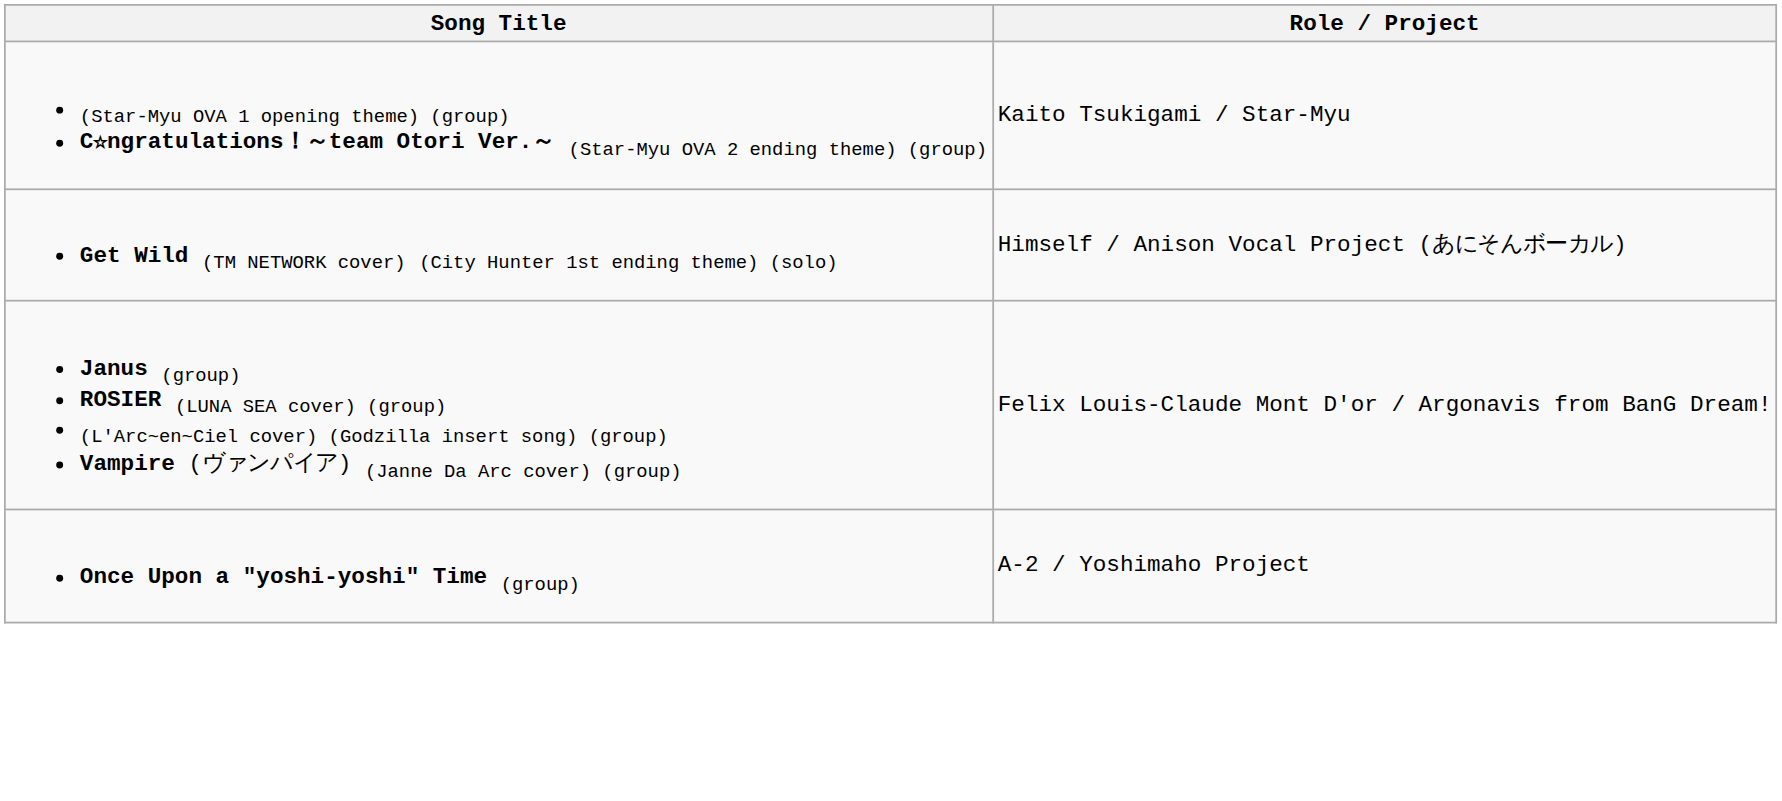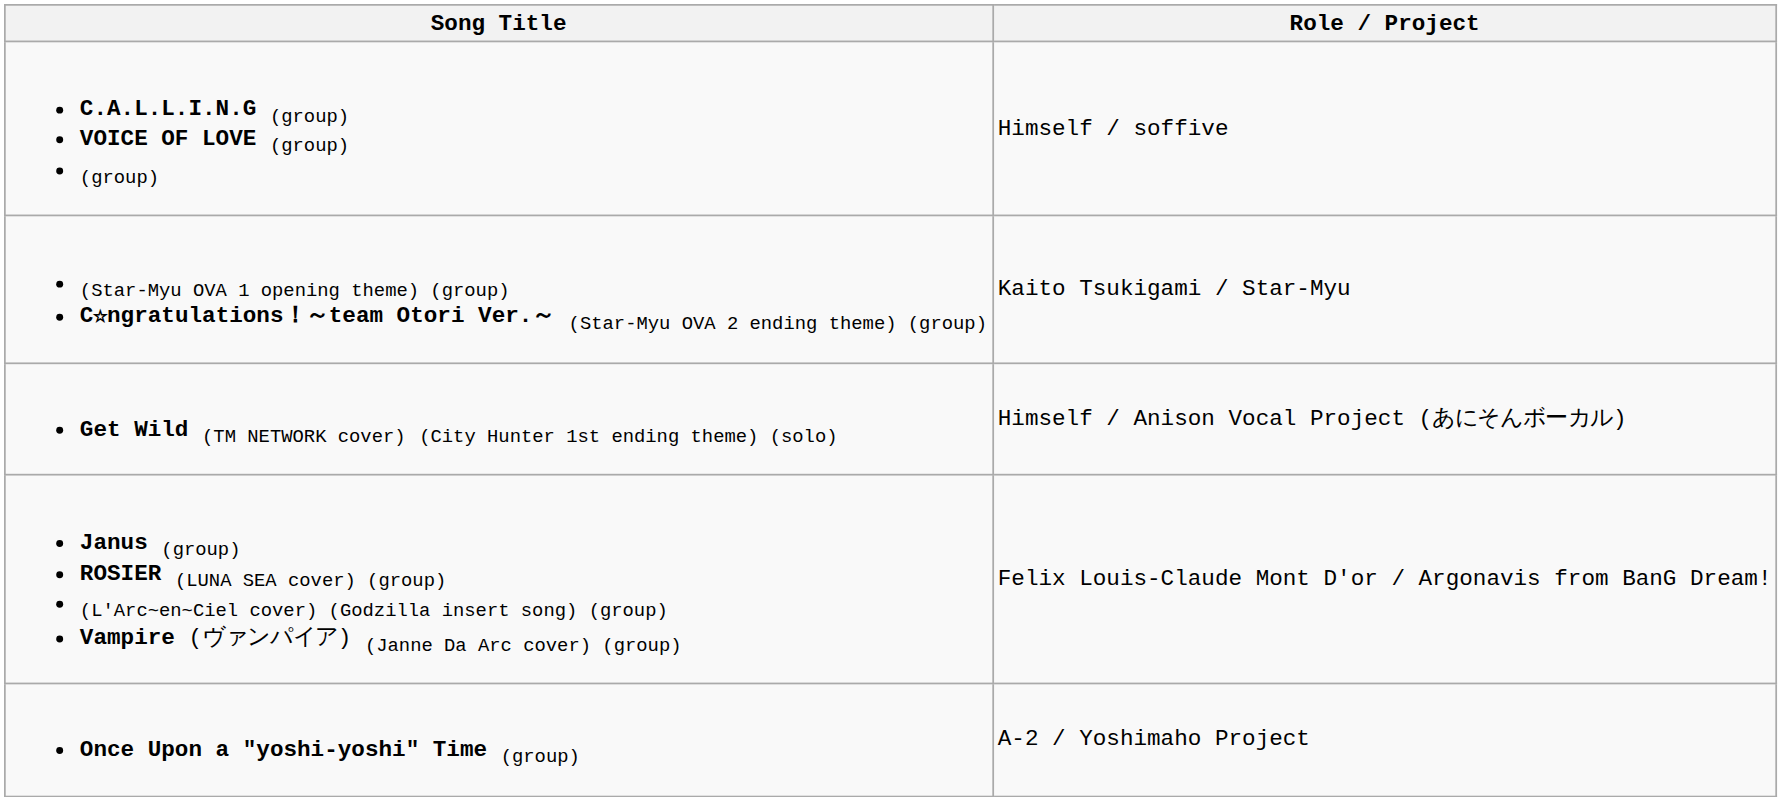+ row: (499, 142)
